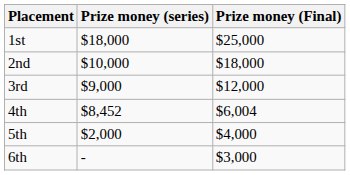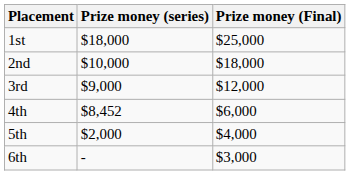(236, 110) $6,004 -> (236, 110) $6,000
